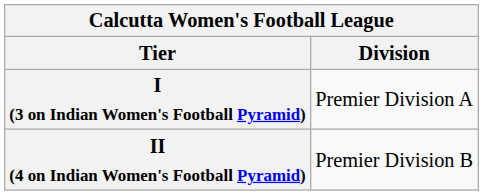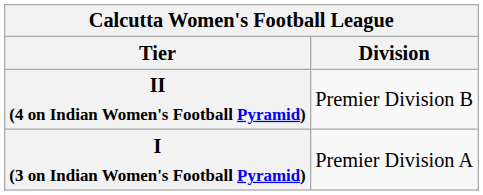rows swapped: (158, 99) <-> (158, 159)
